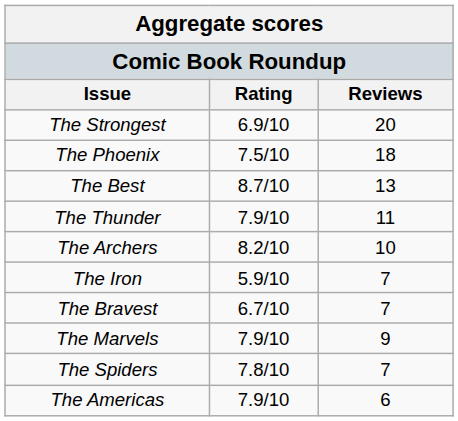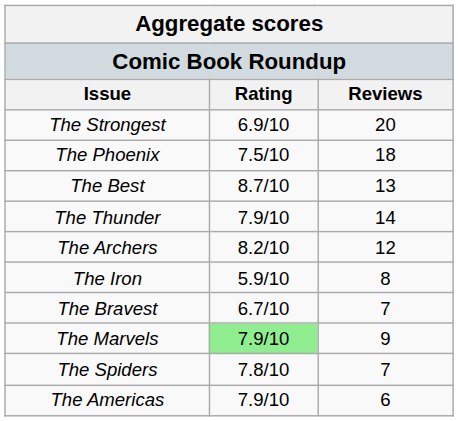(385, 216) 11 -> (385, 216) 14
(385, 247) 10 -> (385, 247) 12
(385, 278) 7 -> (385, 278) 8
(264, 339) no background -> (264, 339) lightgreen background
